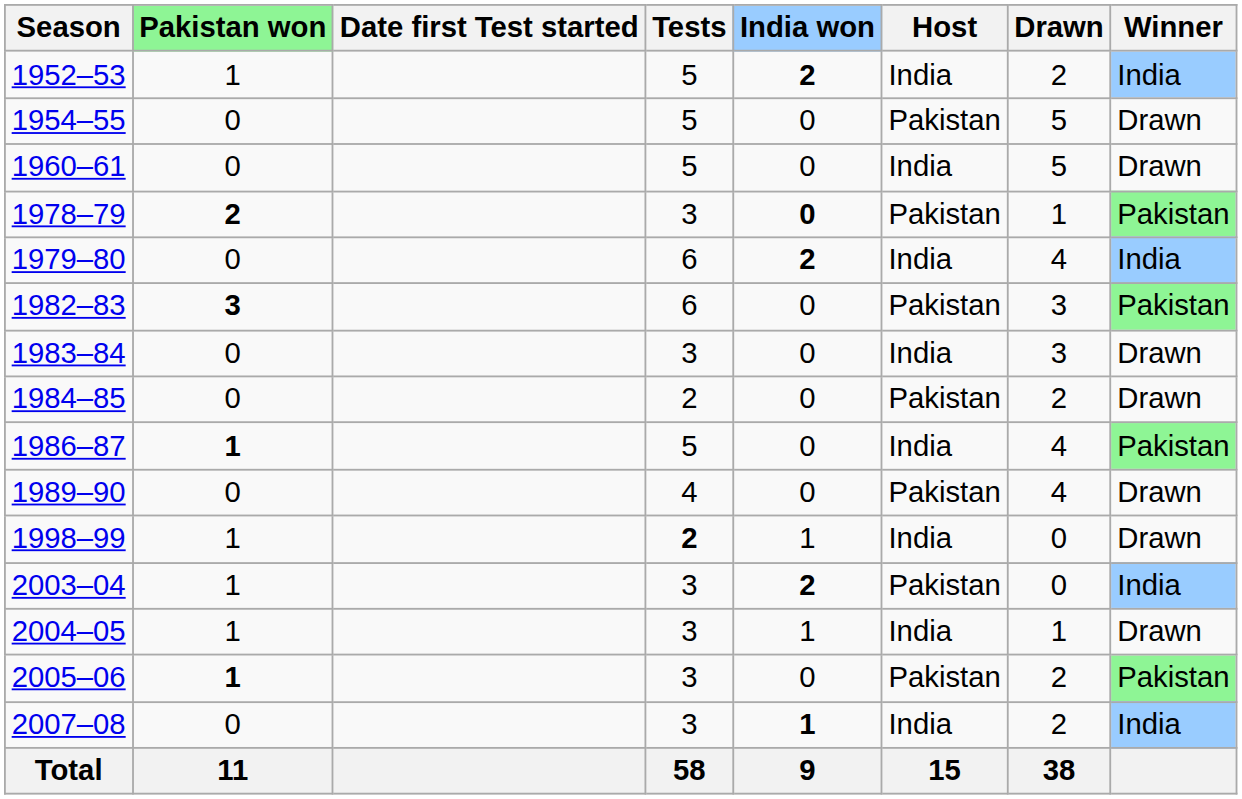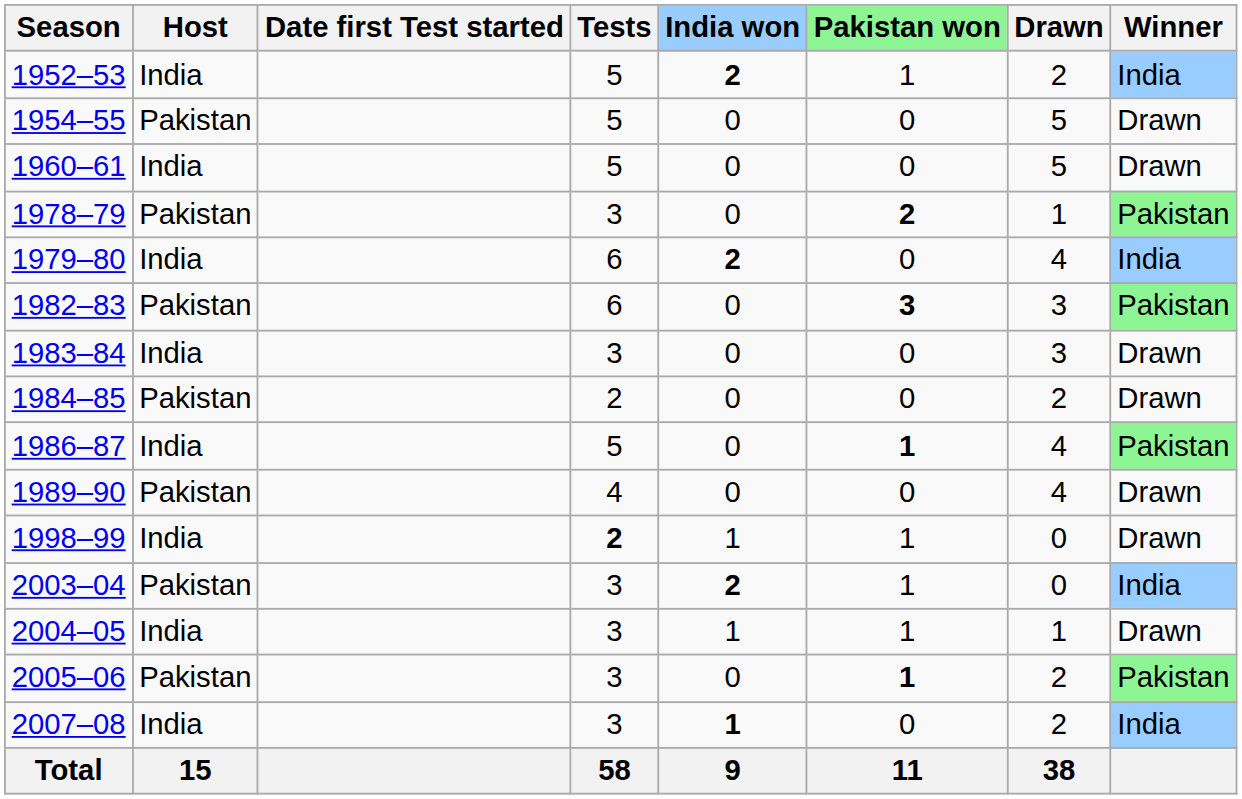columns swapped: (945, 27) <-> (233, 27)
(807, 213) bold -> (733, 213) normal
